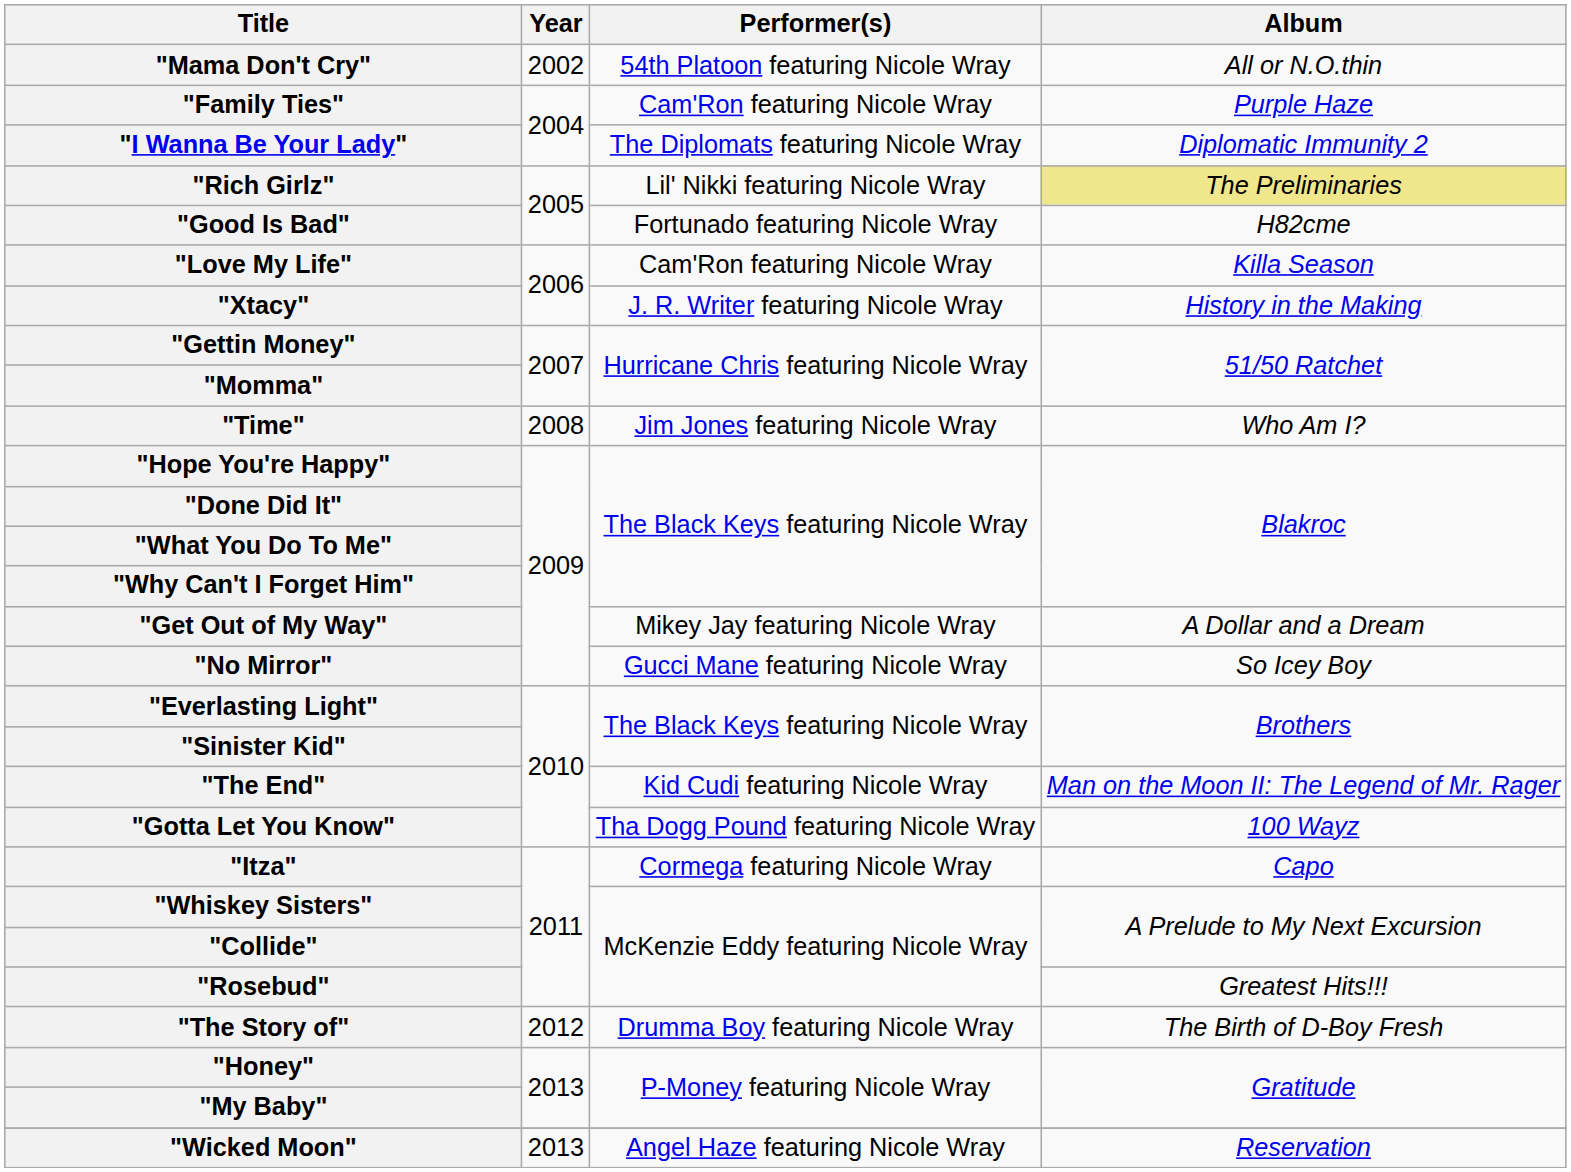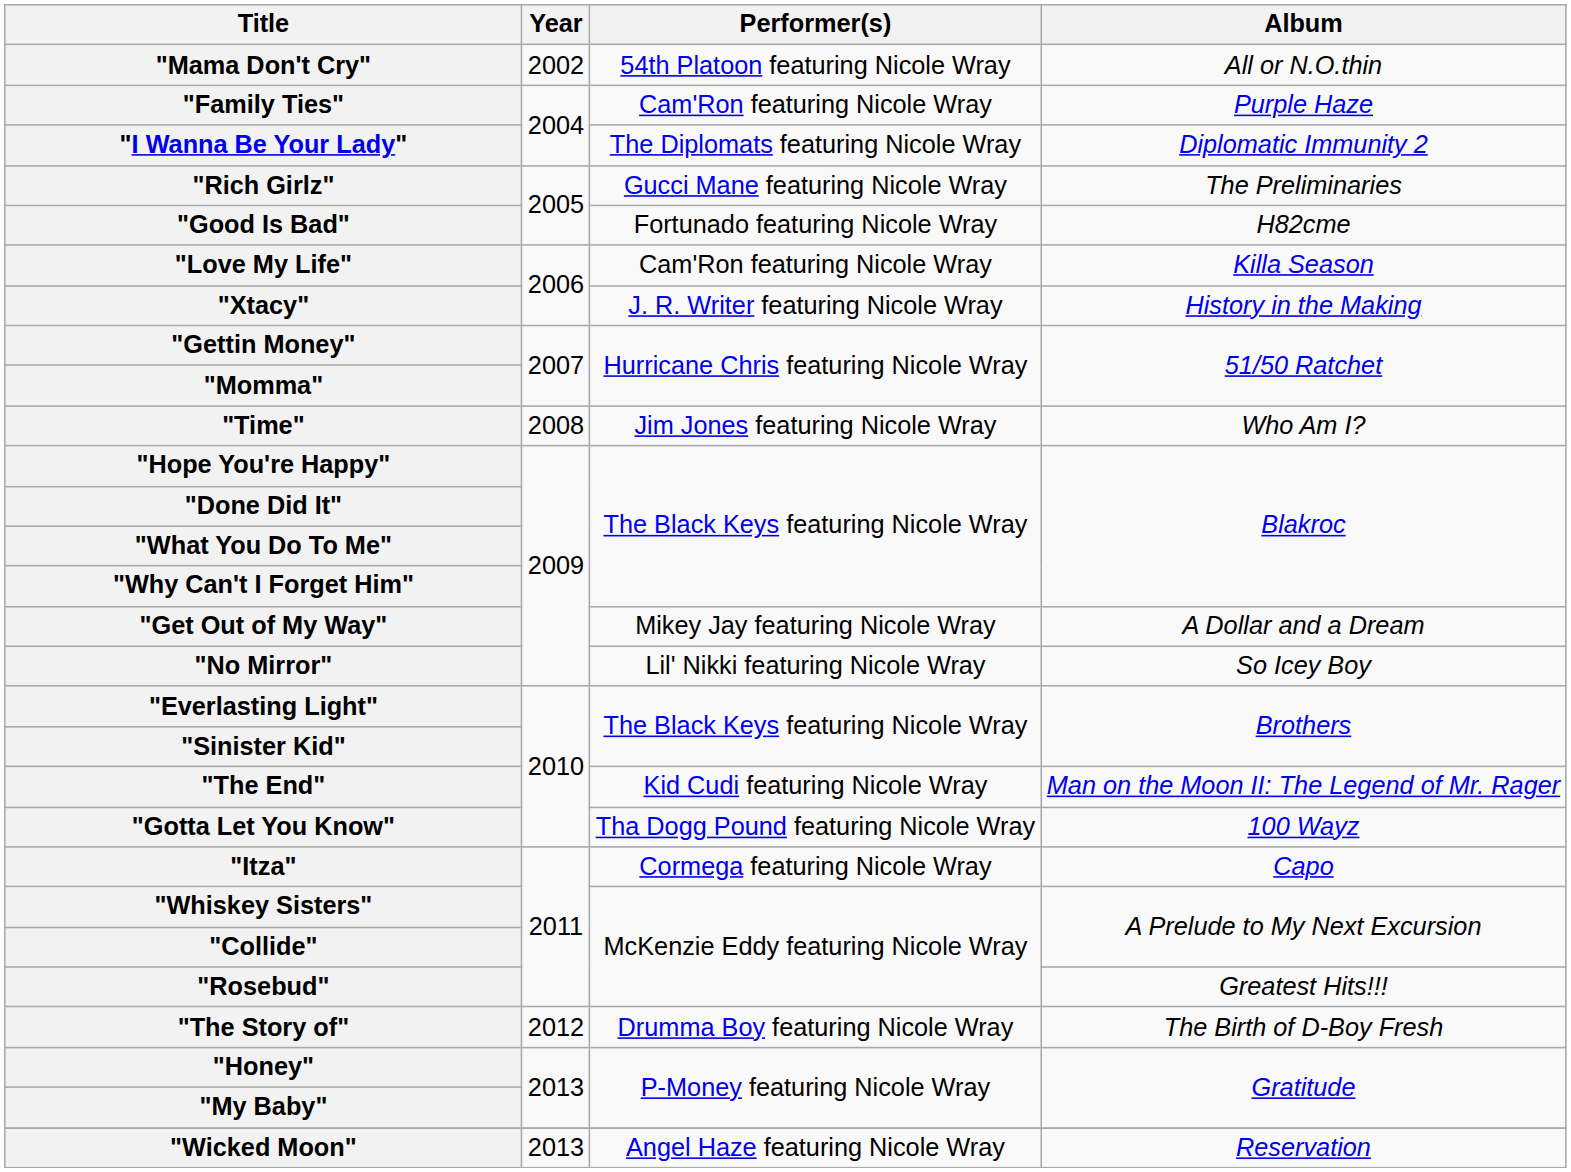(815, 184) Lil' Nikki featuring Nicole Wray -> (815, 184) Gucci Mane featuring Nicole Wray
(1303, 184) khaki background -> (1303, 184) no background
(815, 666) Gucci Mane featuring Nicole Wray -> (815, 666) Lil' Nikki featuring Nicole Wray
